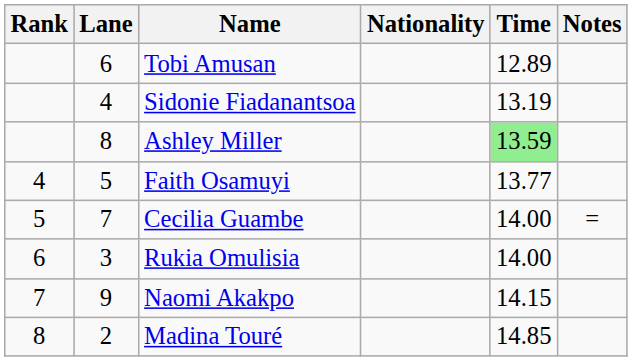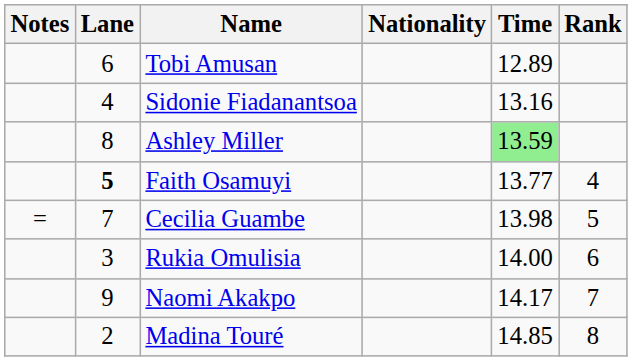columns swapped: (39, 24) <-> (592, 24)
(524, 102) 13.19 -> (525, 102) 13.16
(106, 180) normal -> (107, 180) bold
(524, 219) 14.00 -> (525, 219) 13.98
(524, 297) 14.15 -> (525, 297) 14.17
